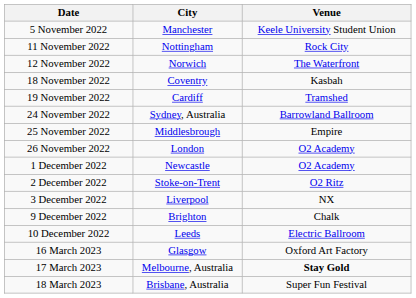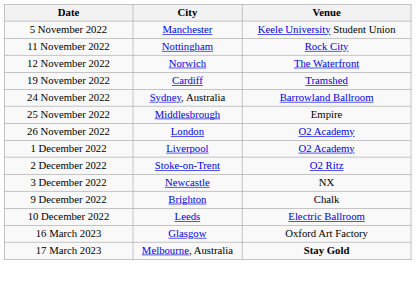- row: (68, 81)
(187, 166) Newcastle -> (187, 149) Liverpool
(187, 200) Liverpool -> (187, 183) Newcastle
- row: (68, 285)
